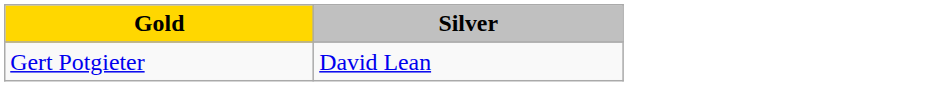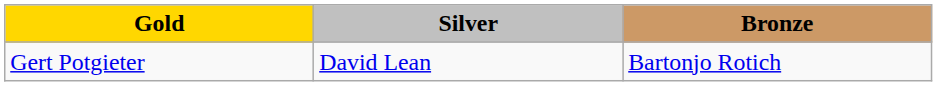+ column: (777, 23)
